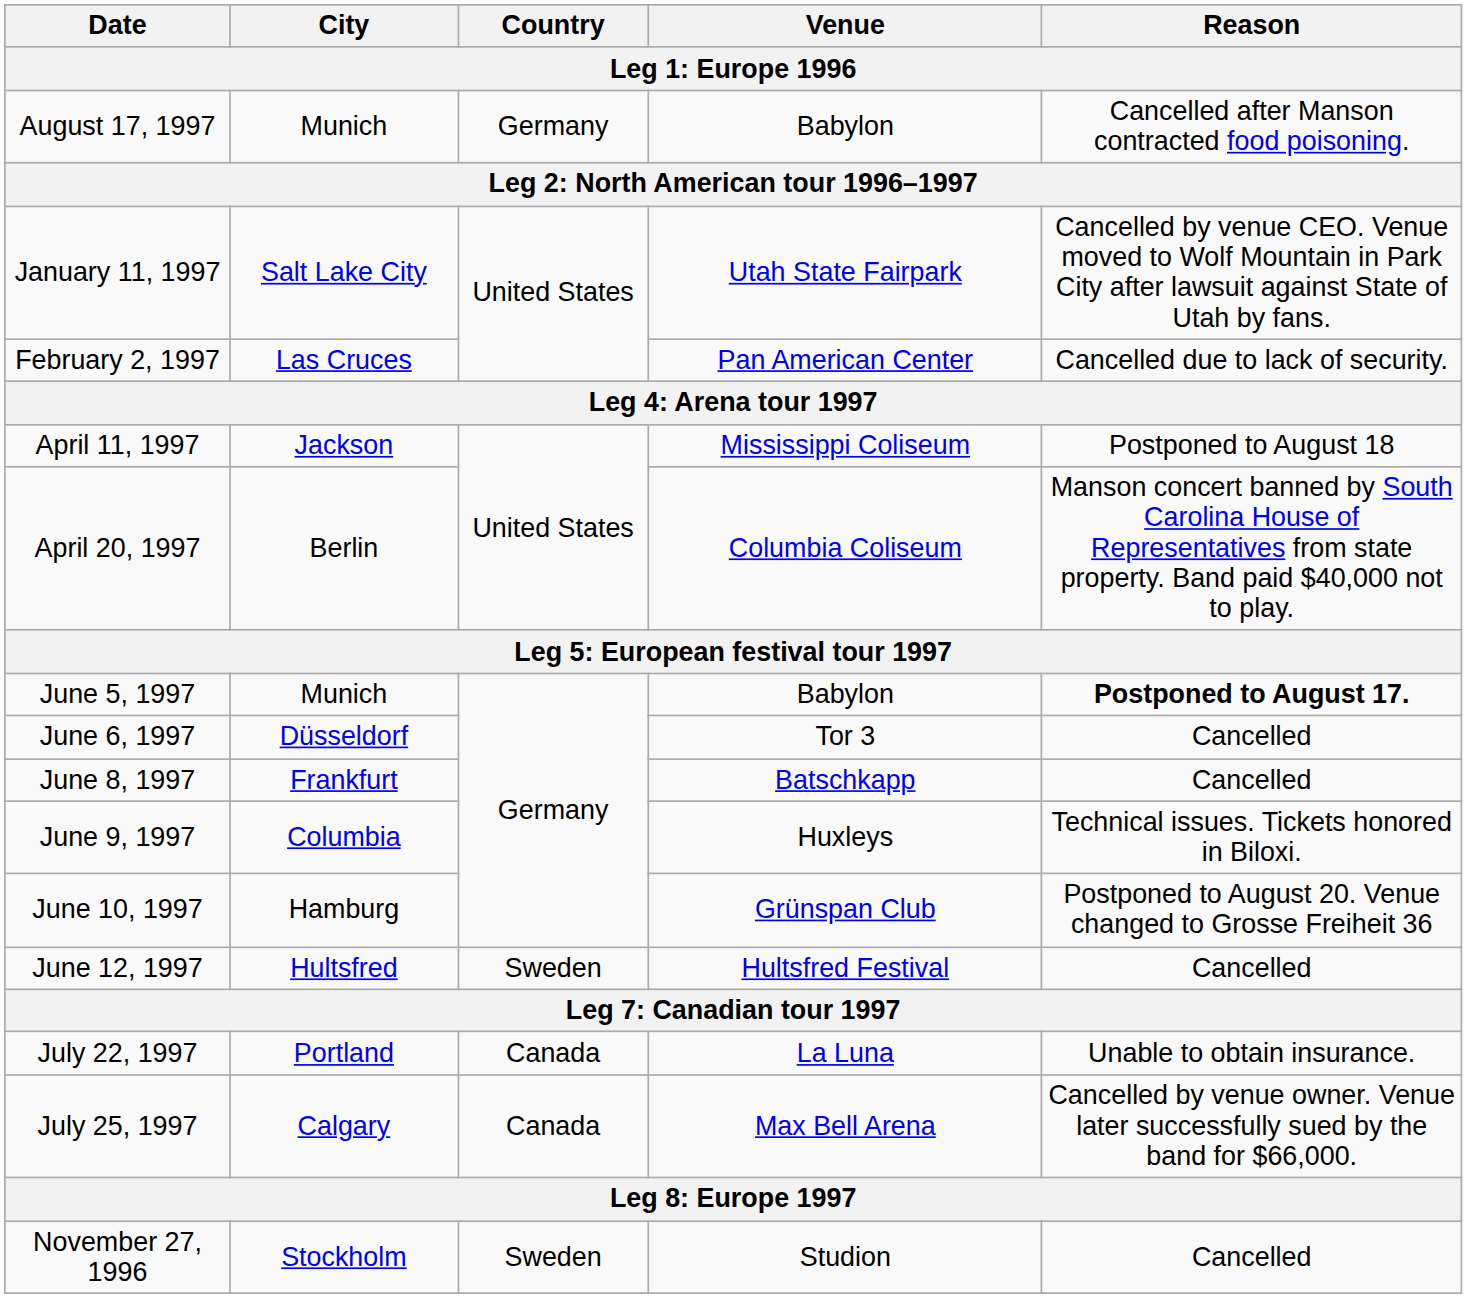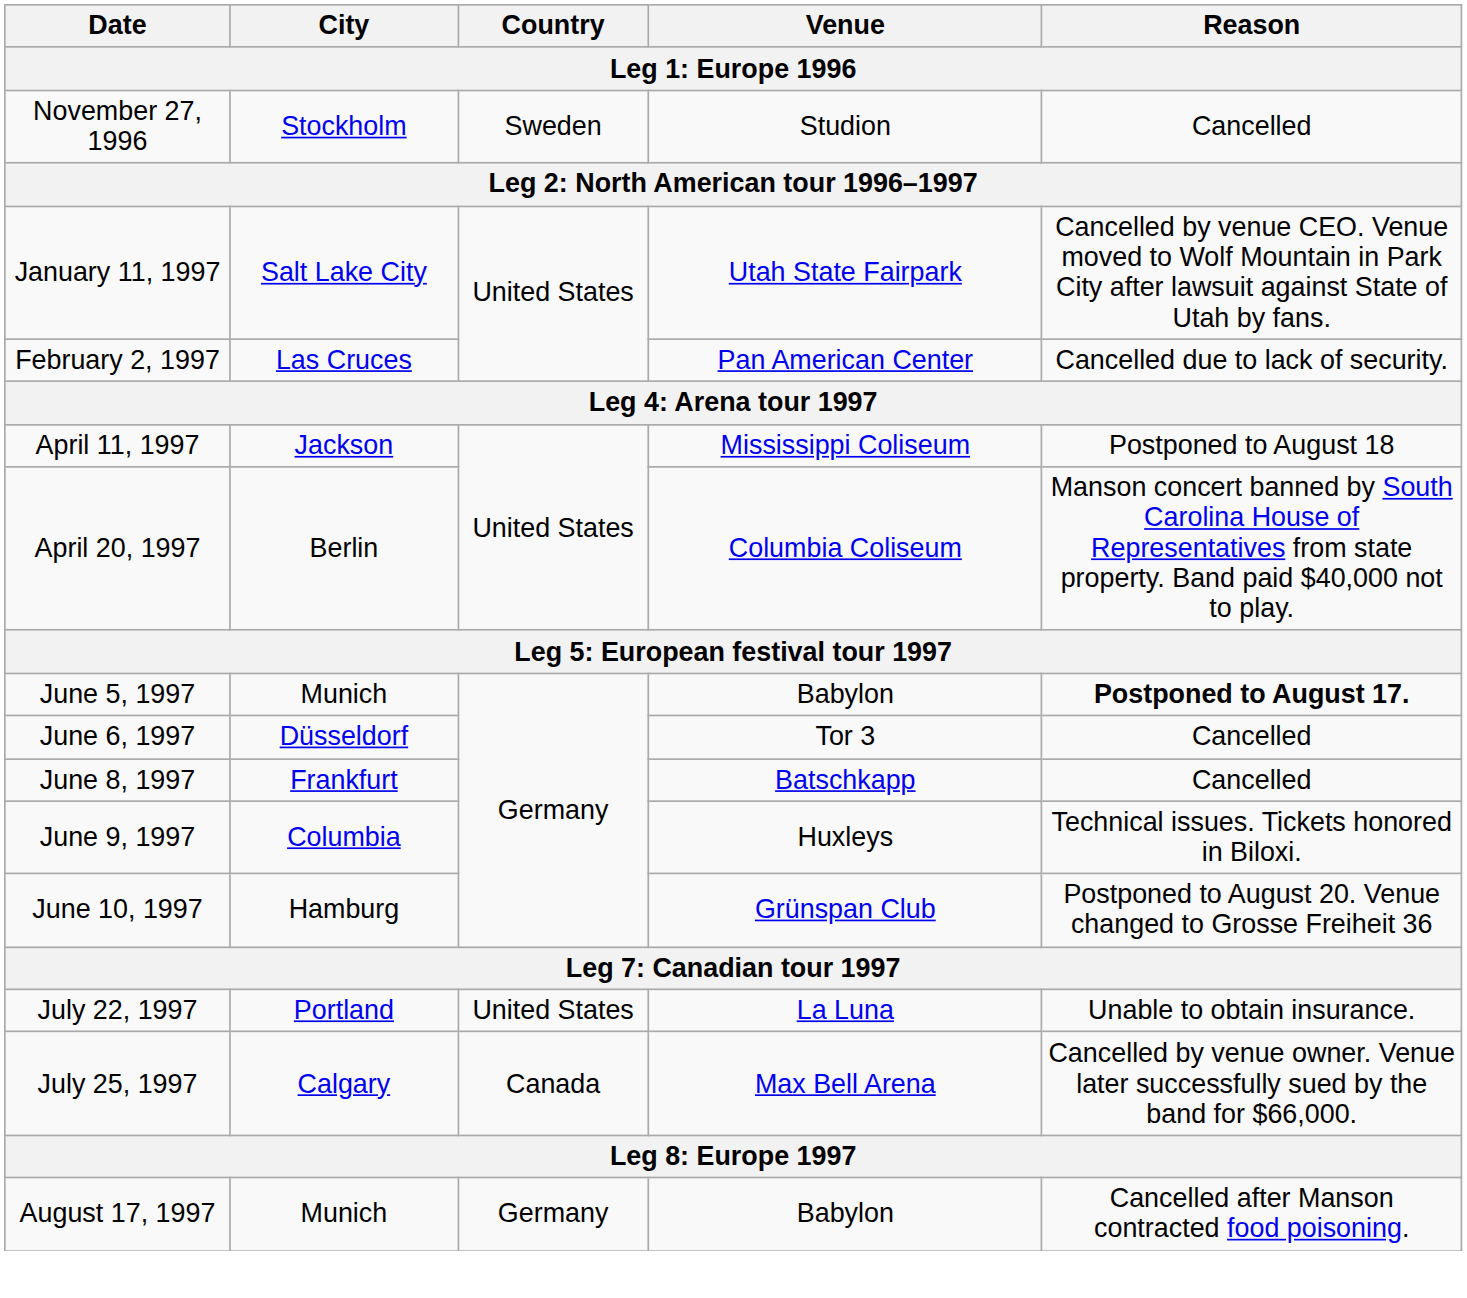rows swapped: (118, 1256) <-> (117, 126)
- row: (117, 967)
(553, 1052) Canada -> (553, 1010) United States
